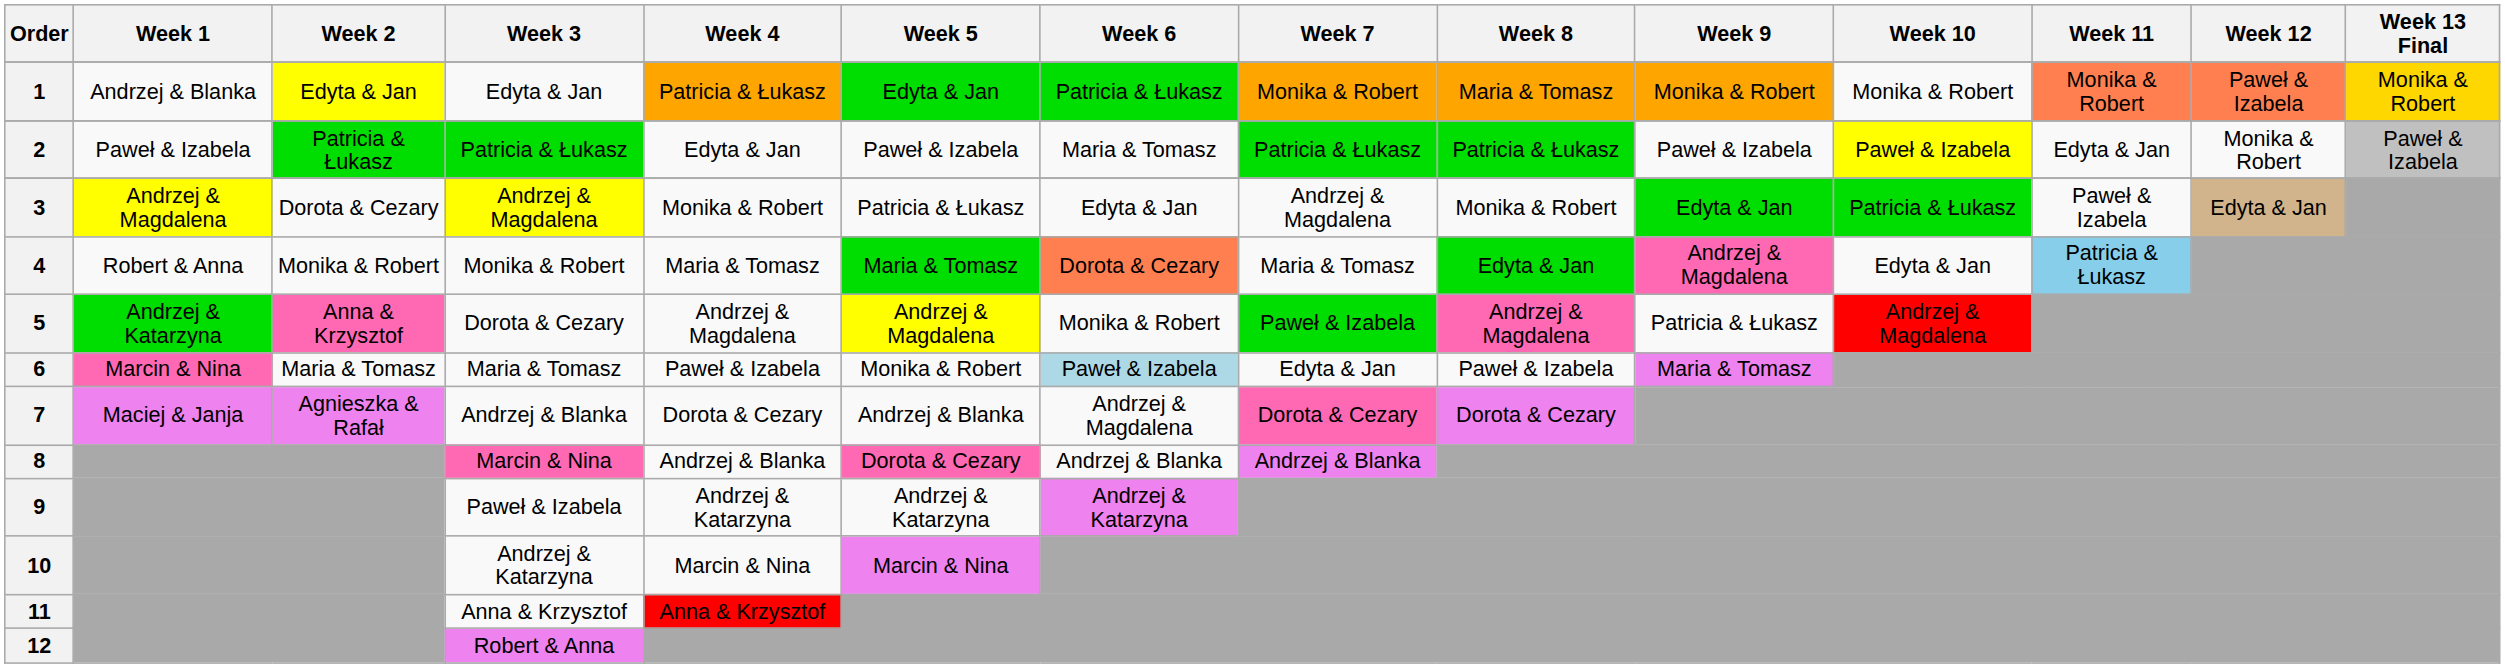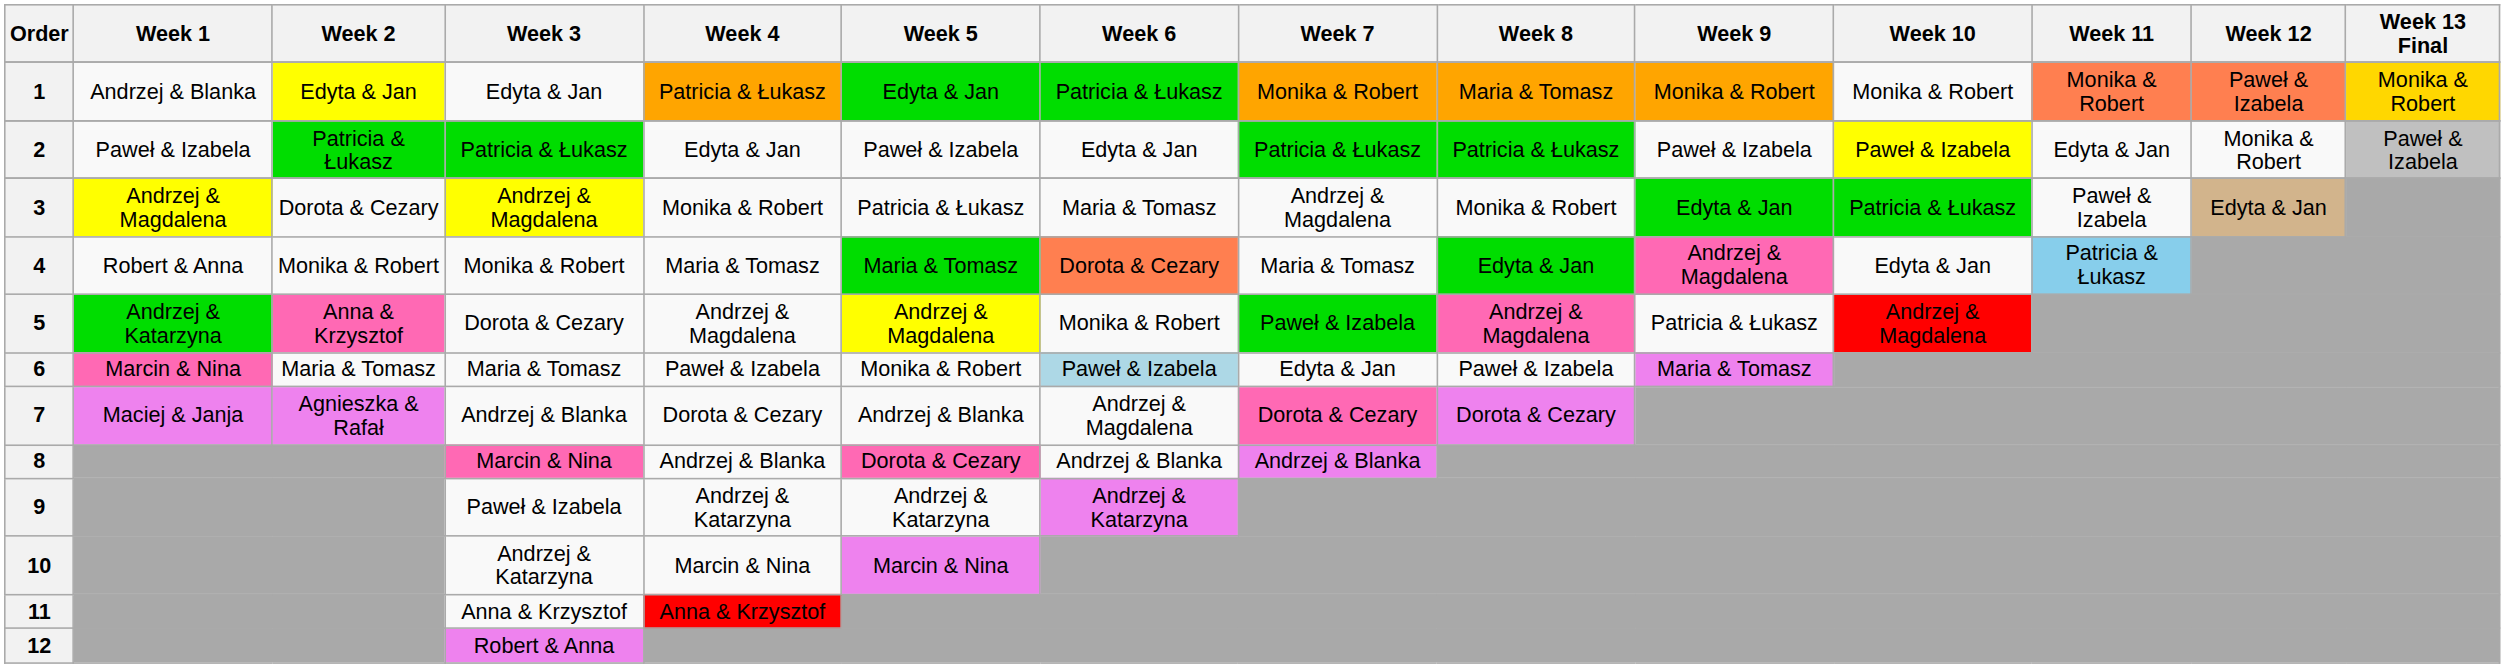(1139, 149) Maria & Tomasz -> (1139, 149) Edyta & Jan
(1139, 207) Edyta & Jan -> (1139, 207) Maria & Tomasz
